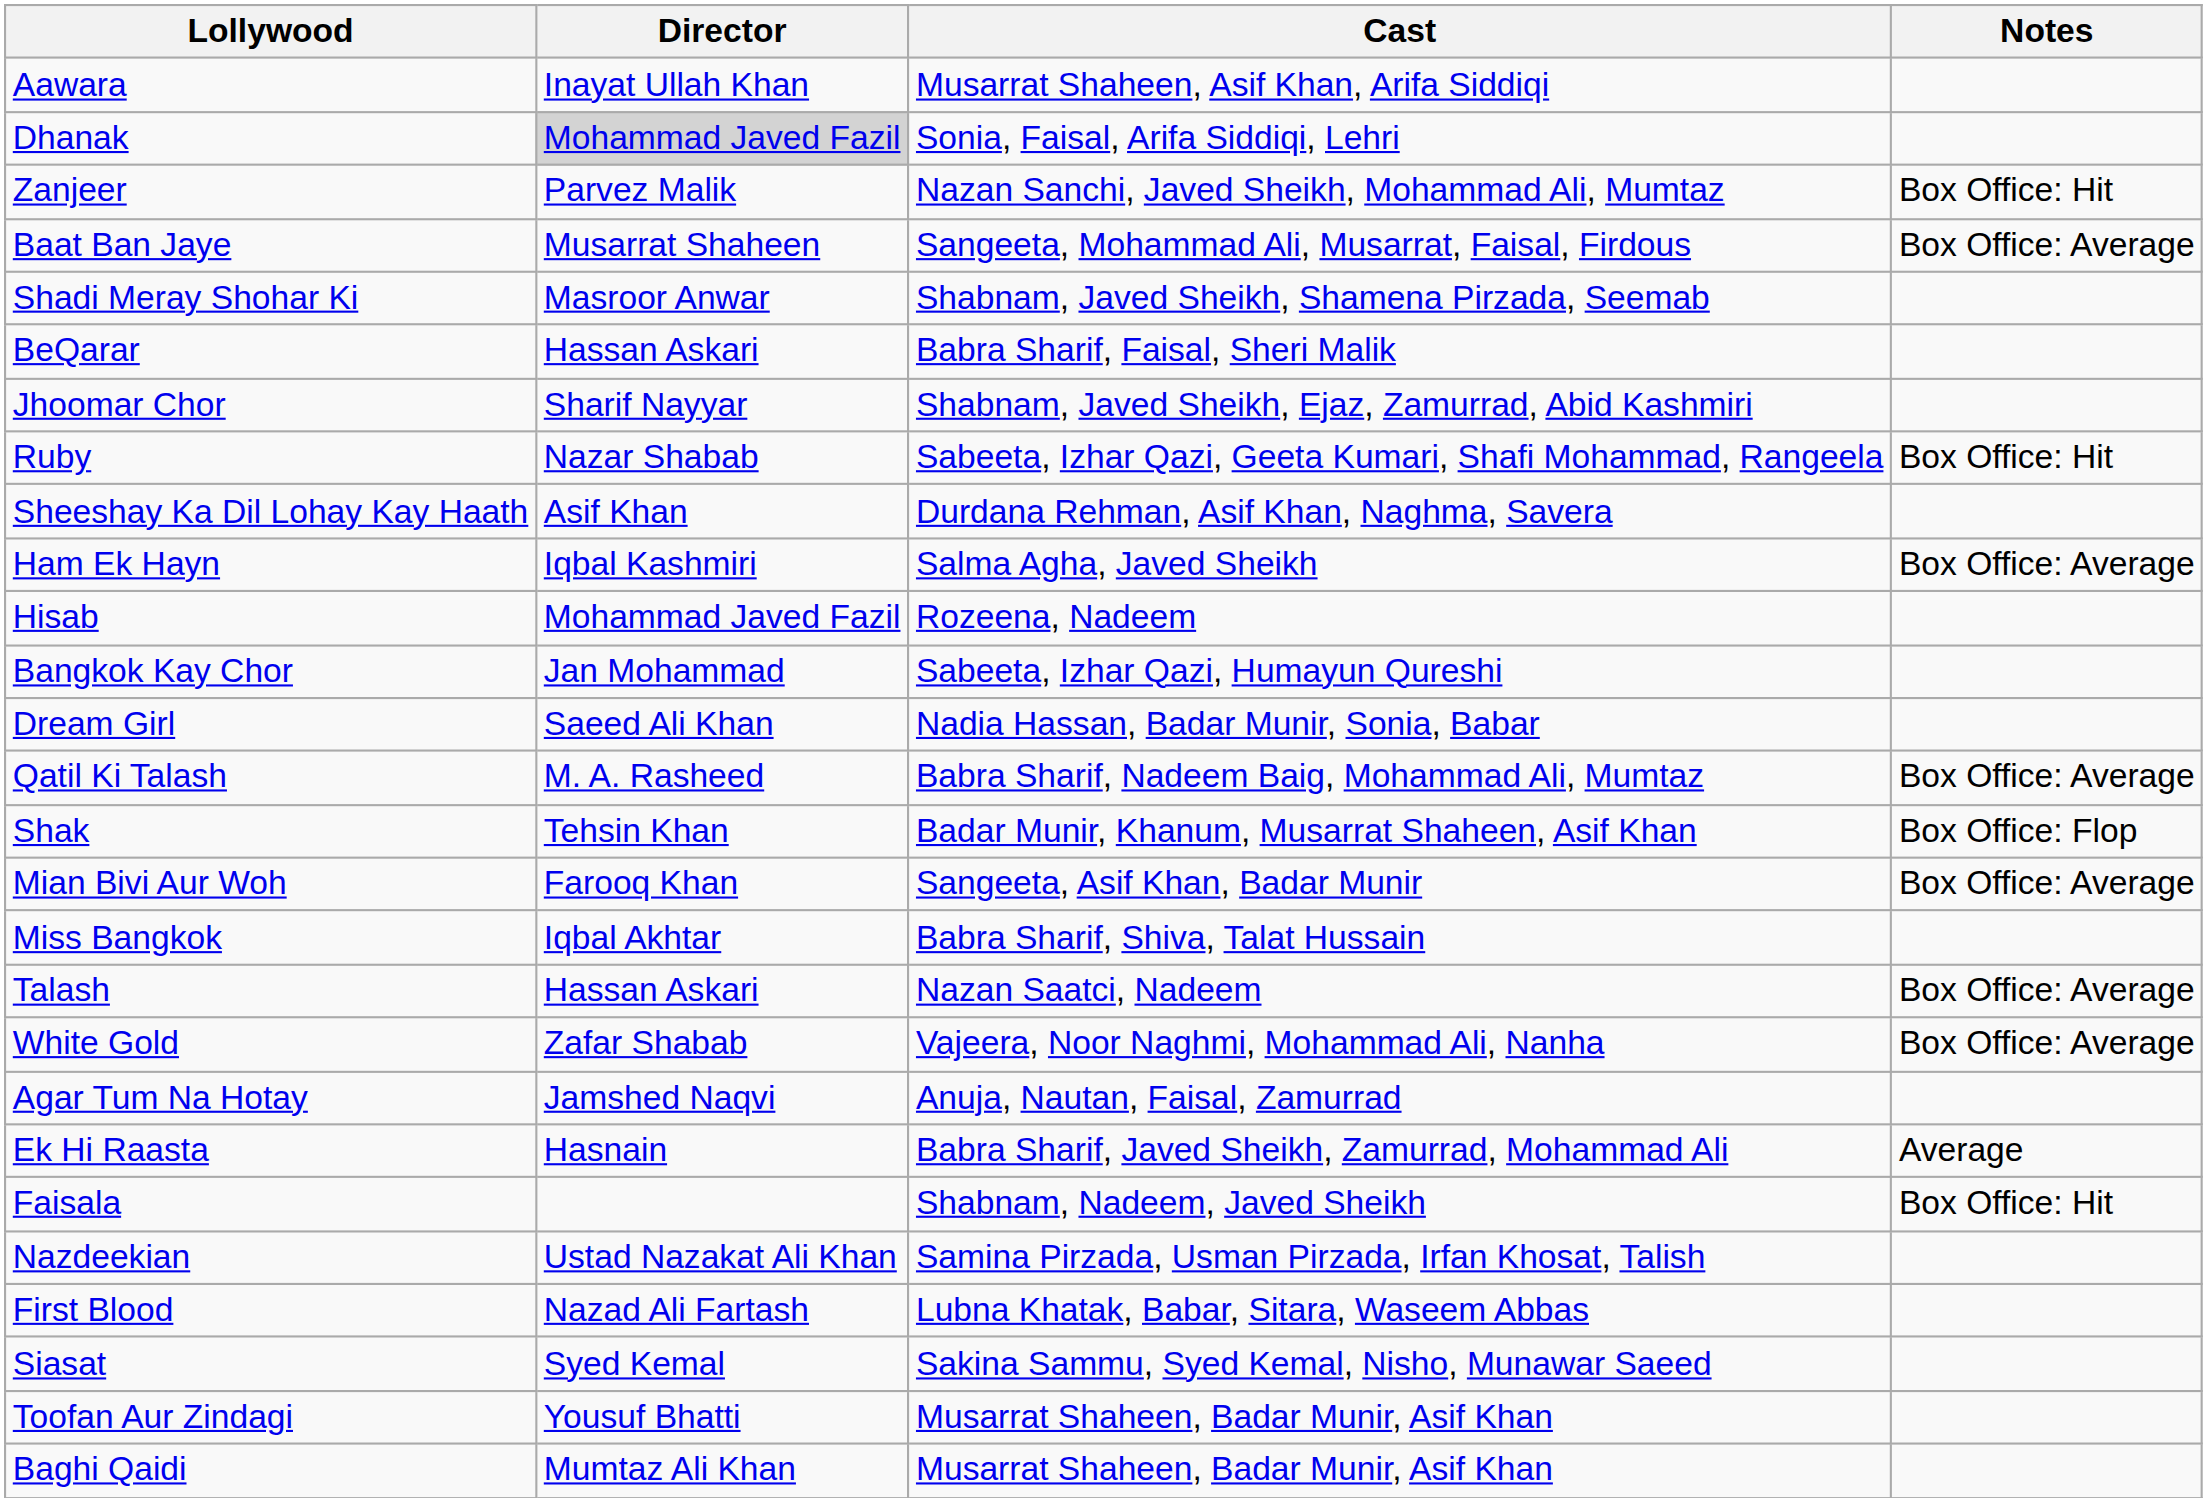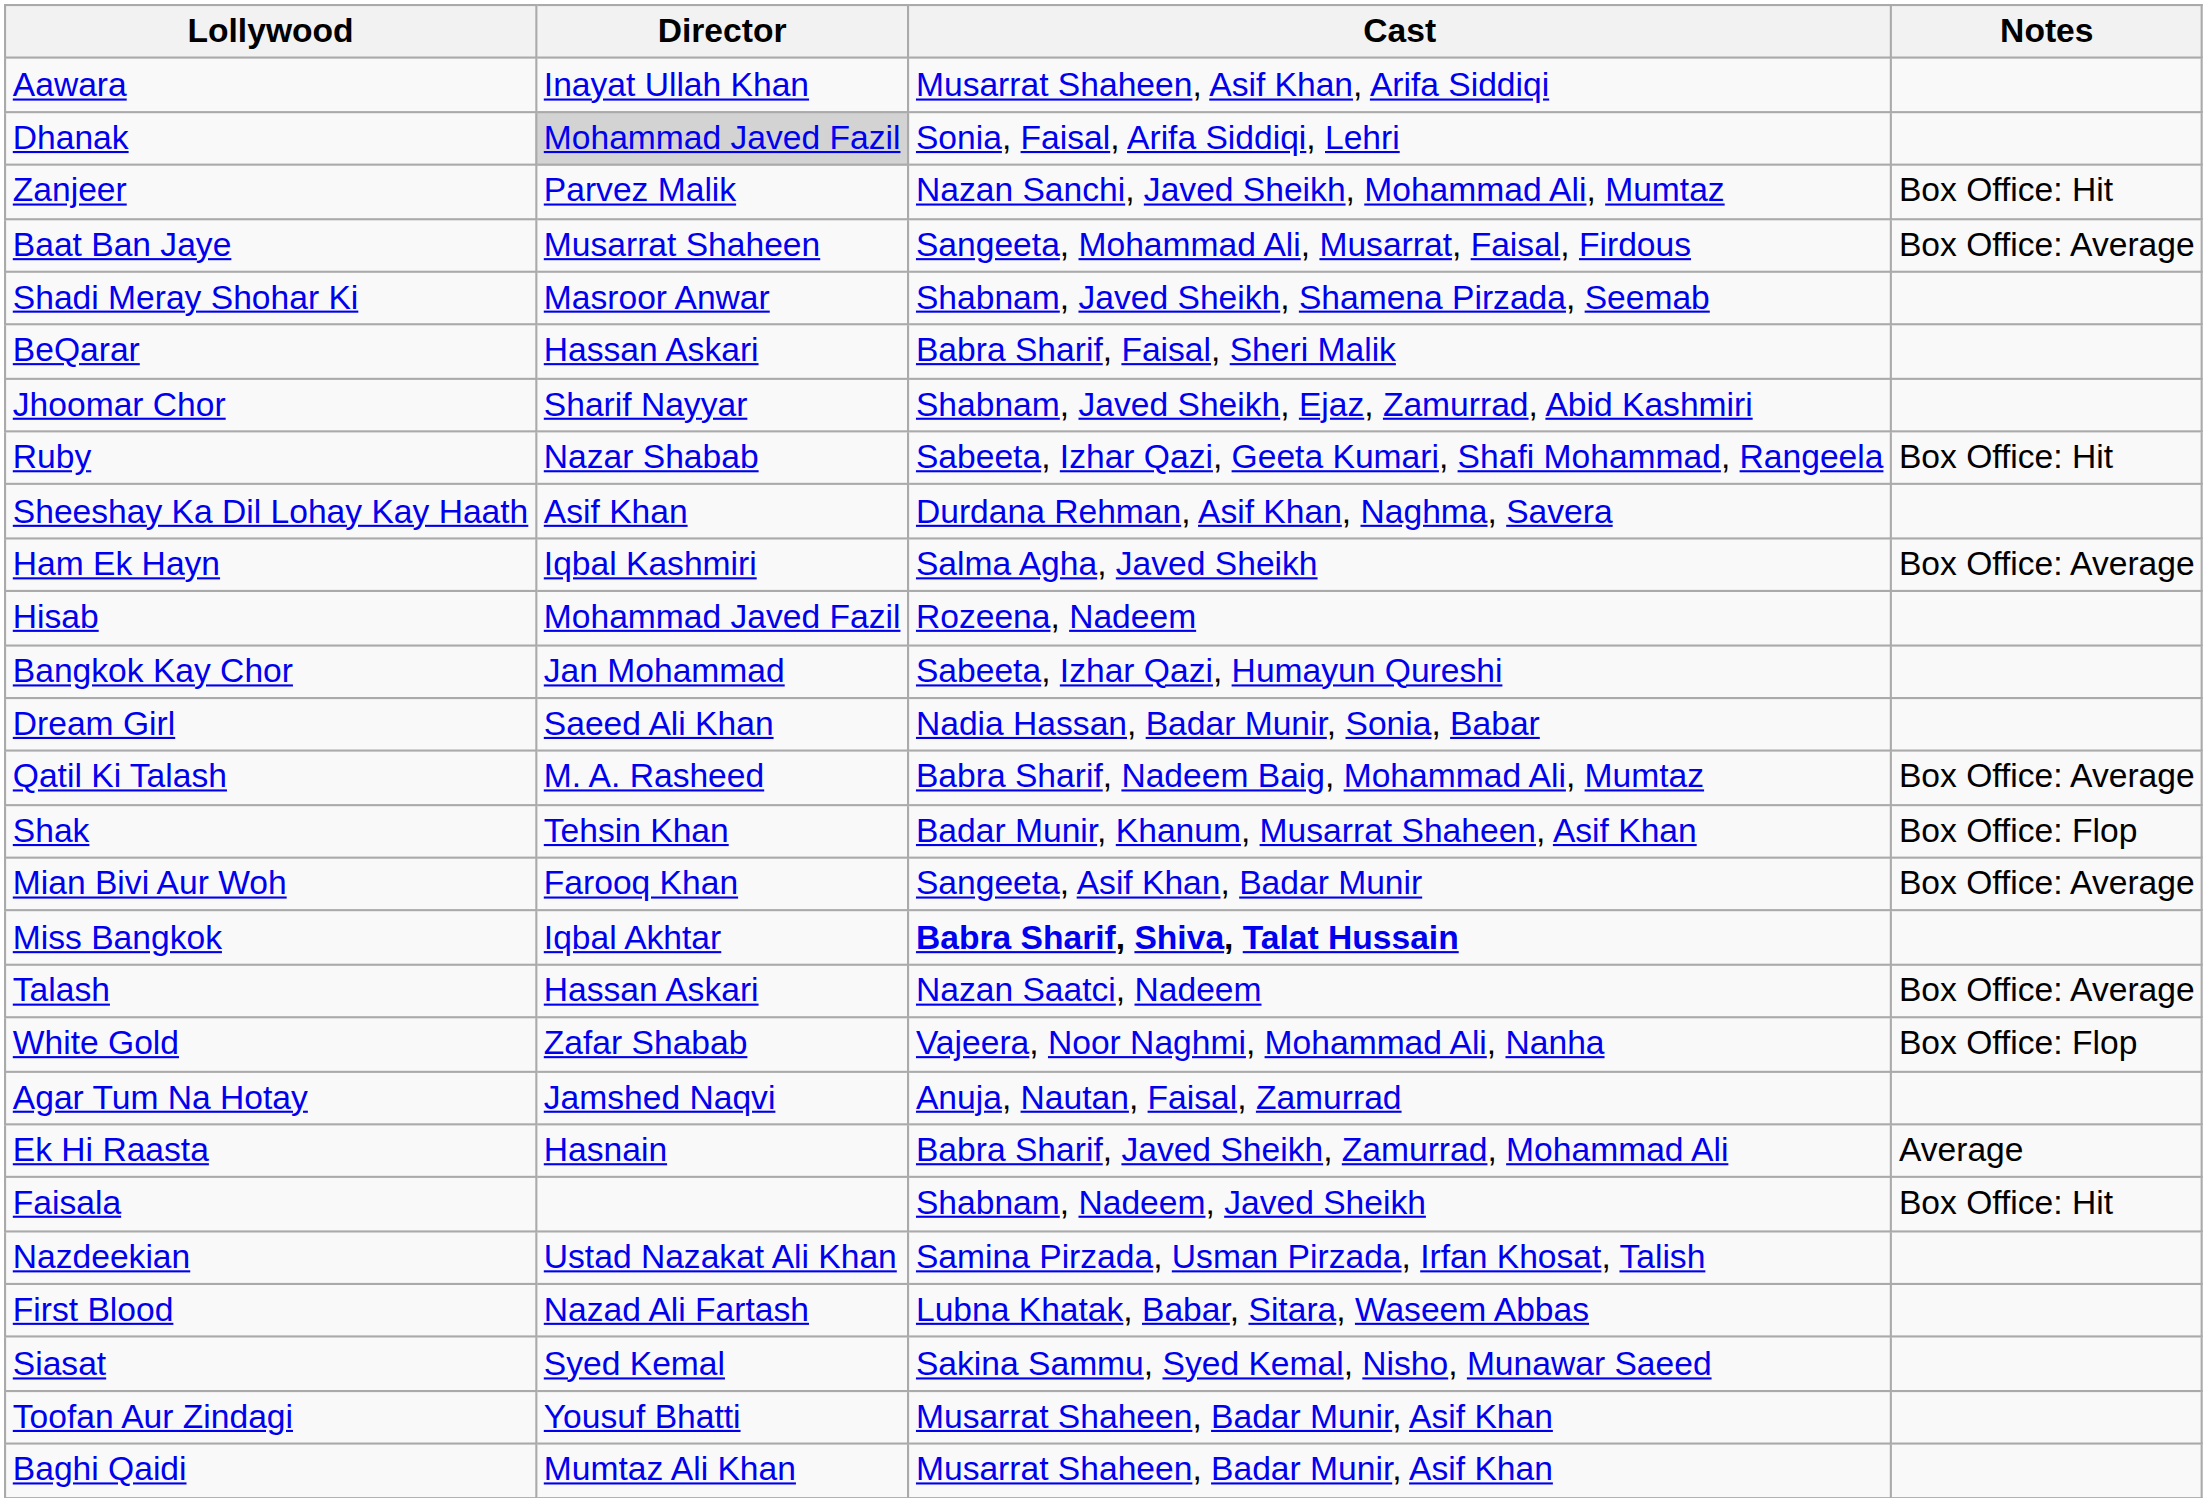(1171, 937) normal -> (1187, 937) bold
(2047, 1043) Box Office: Average -> (2018, 1043) Box Office: Flop
